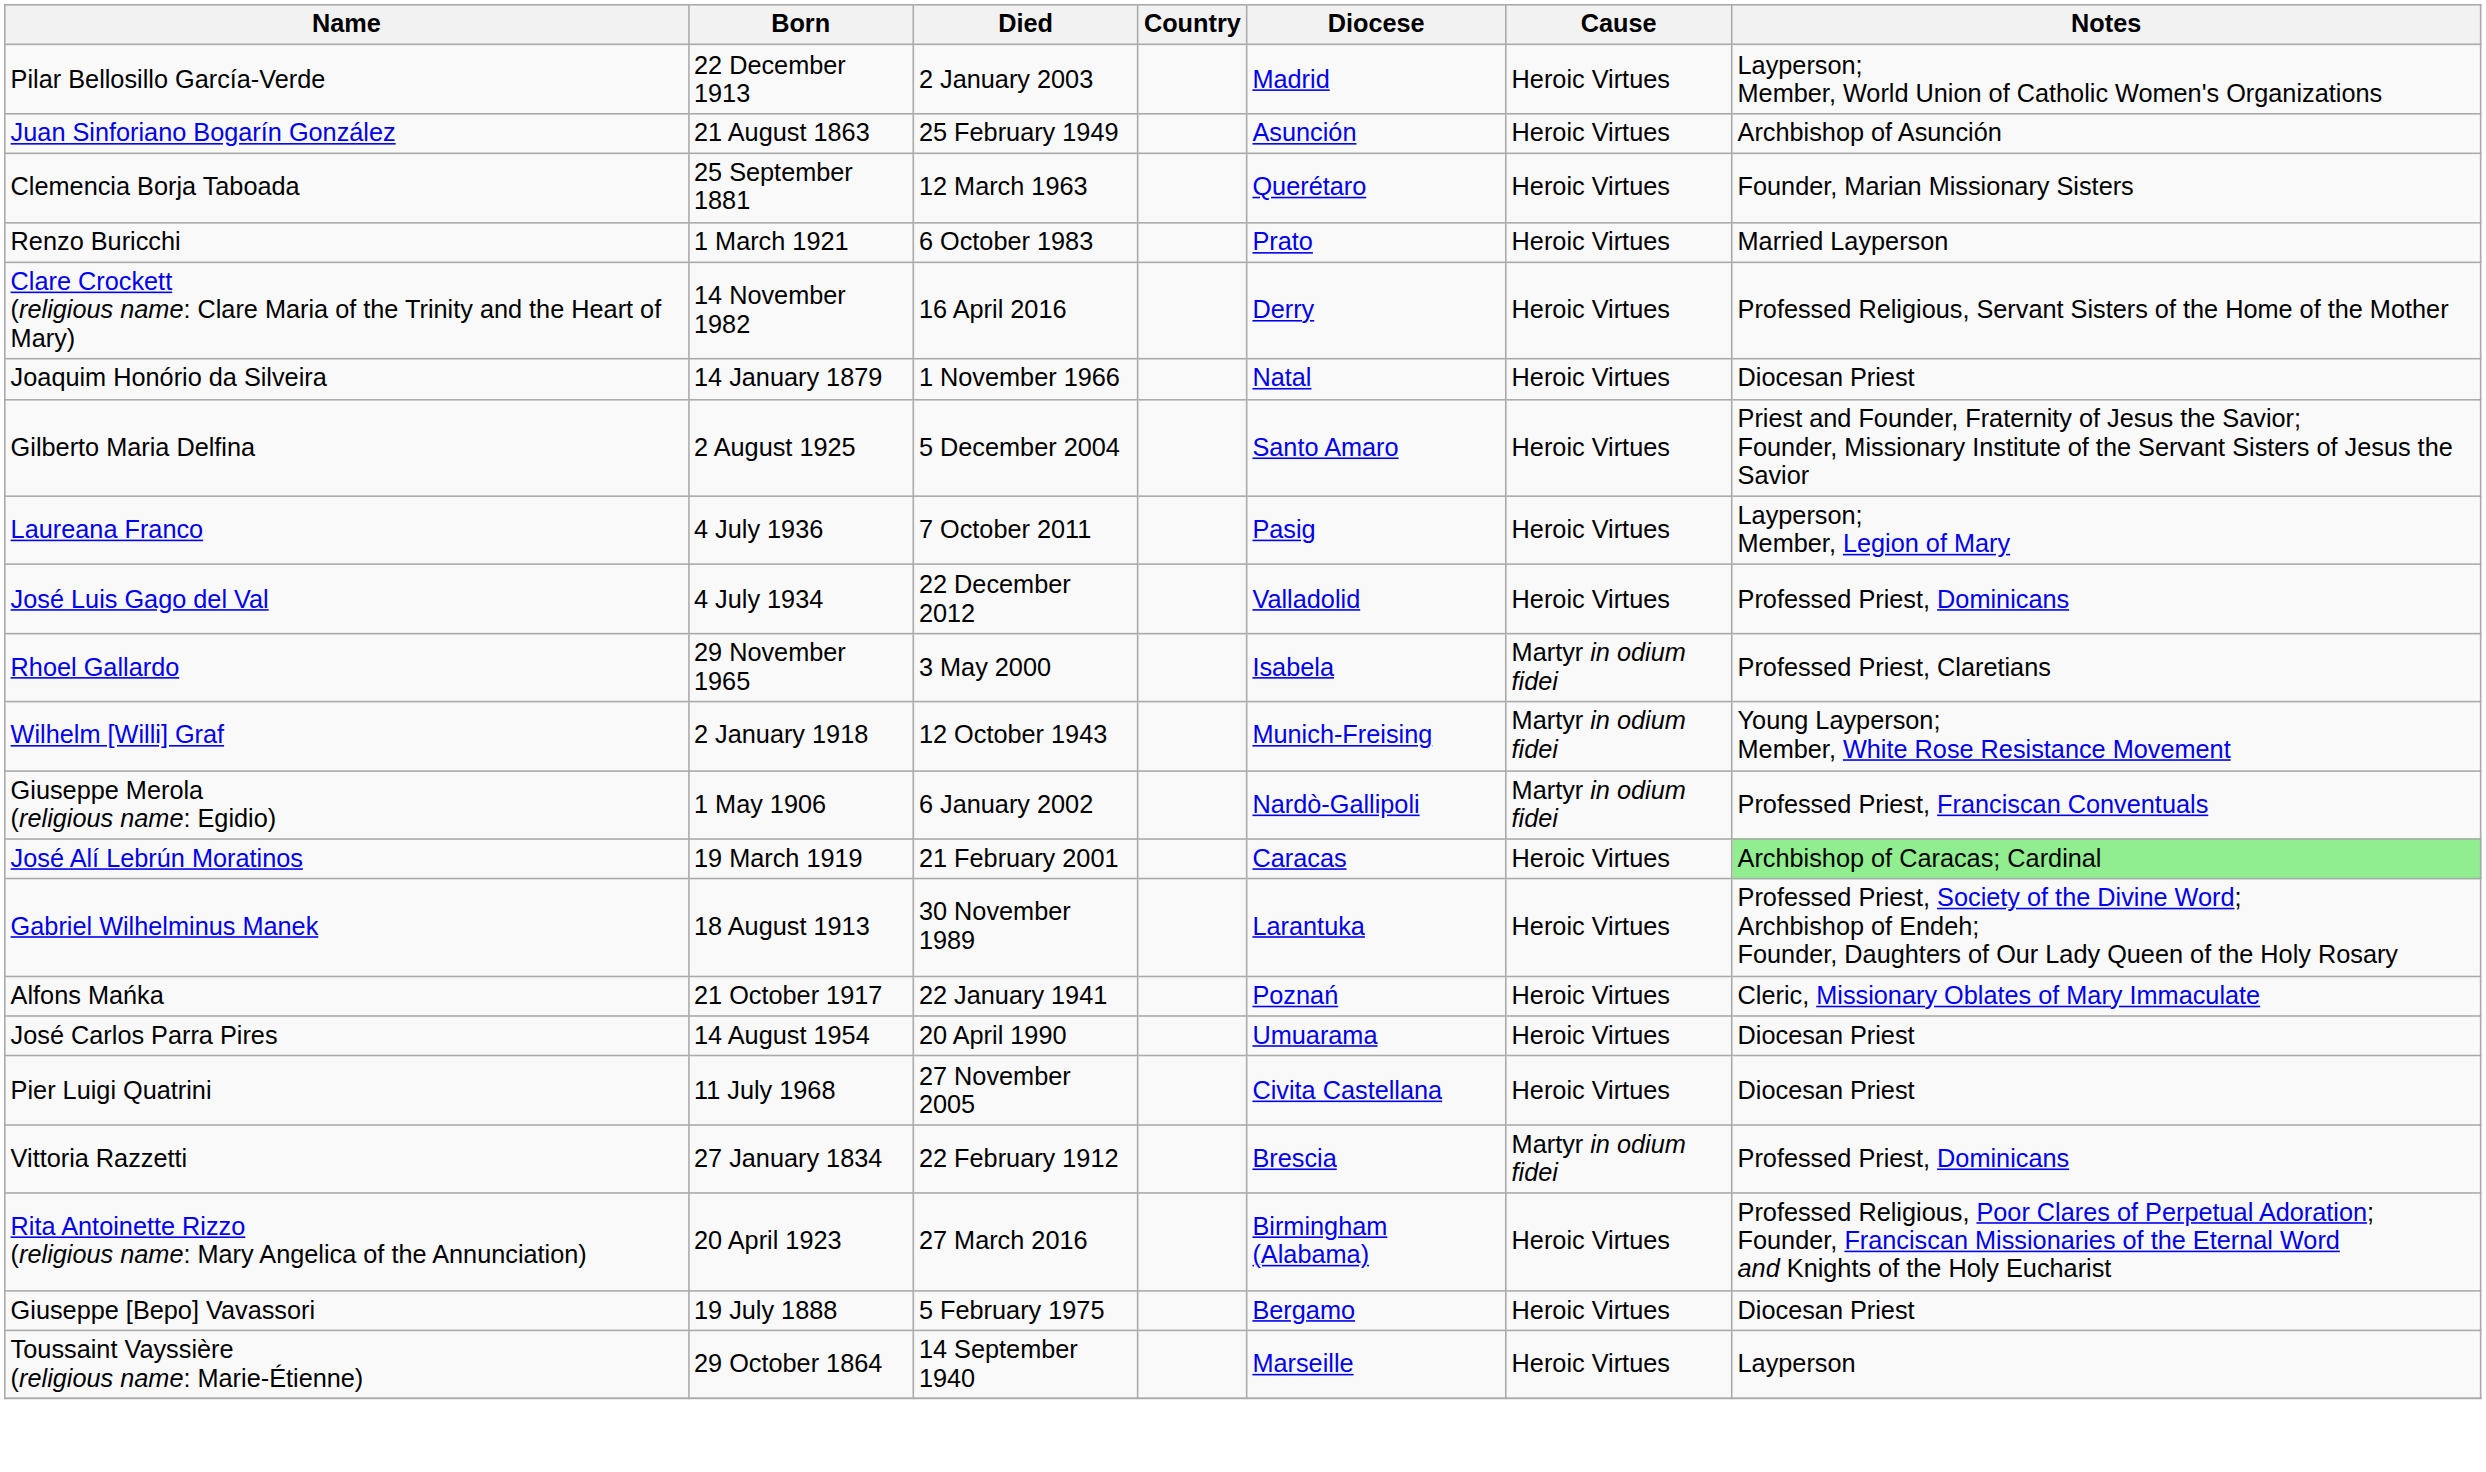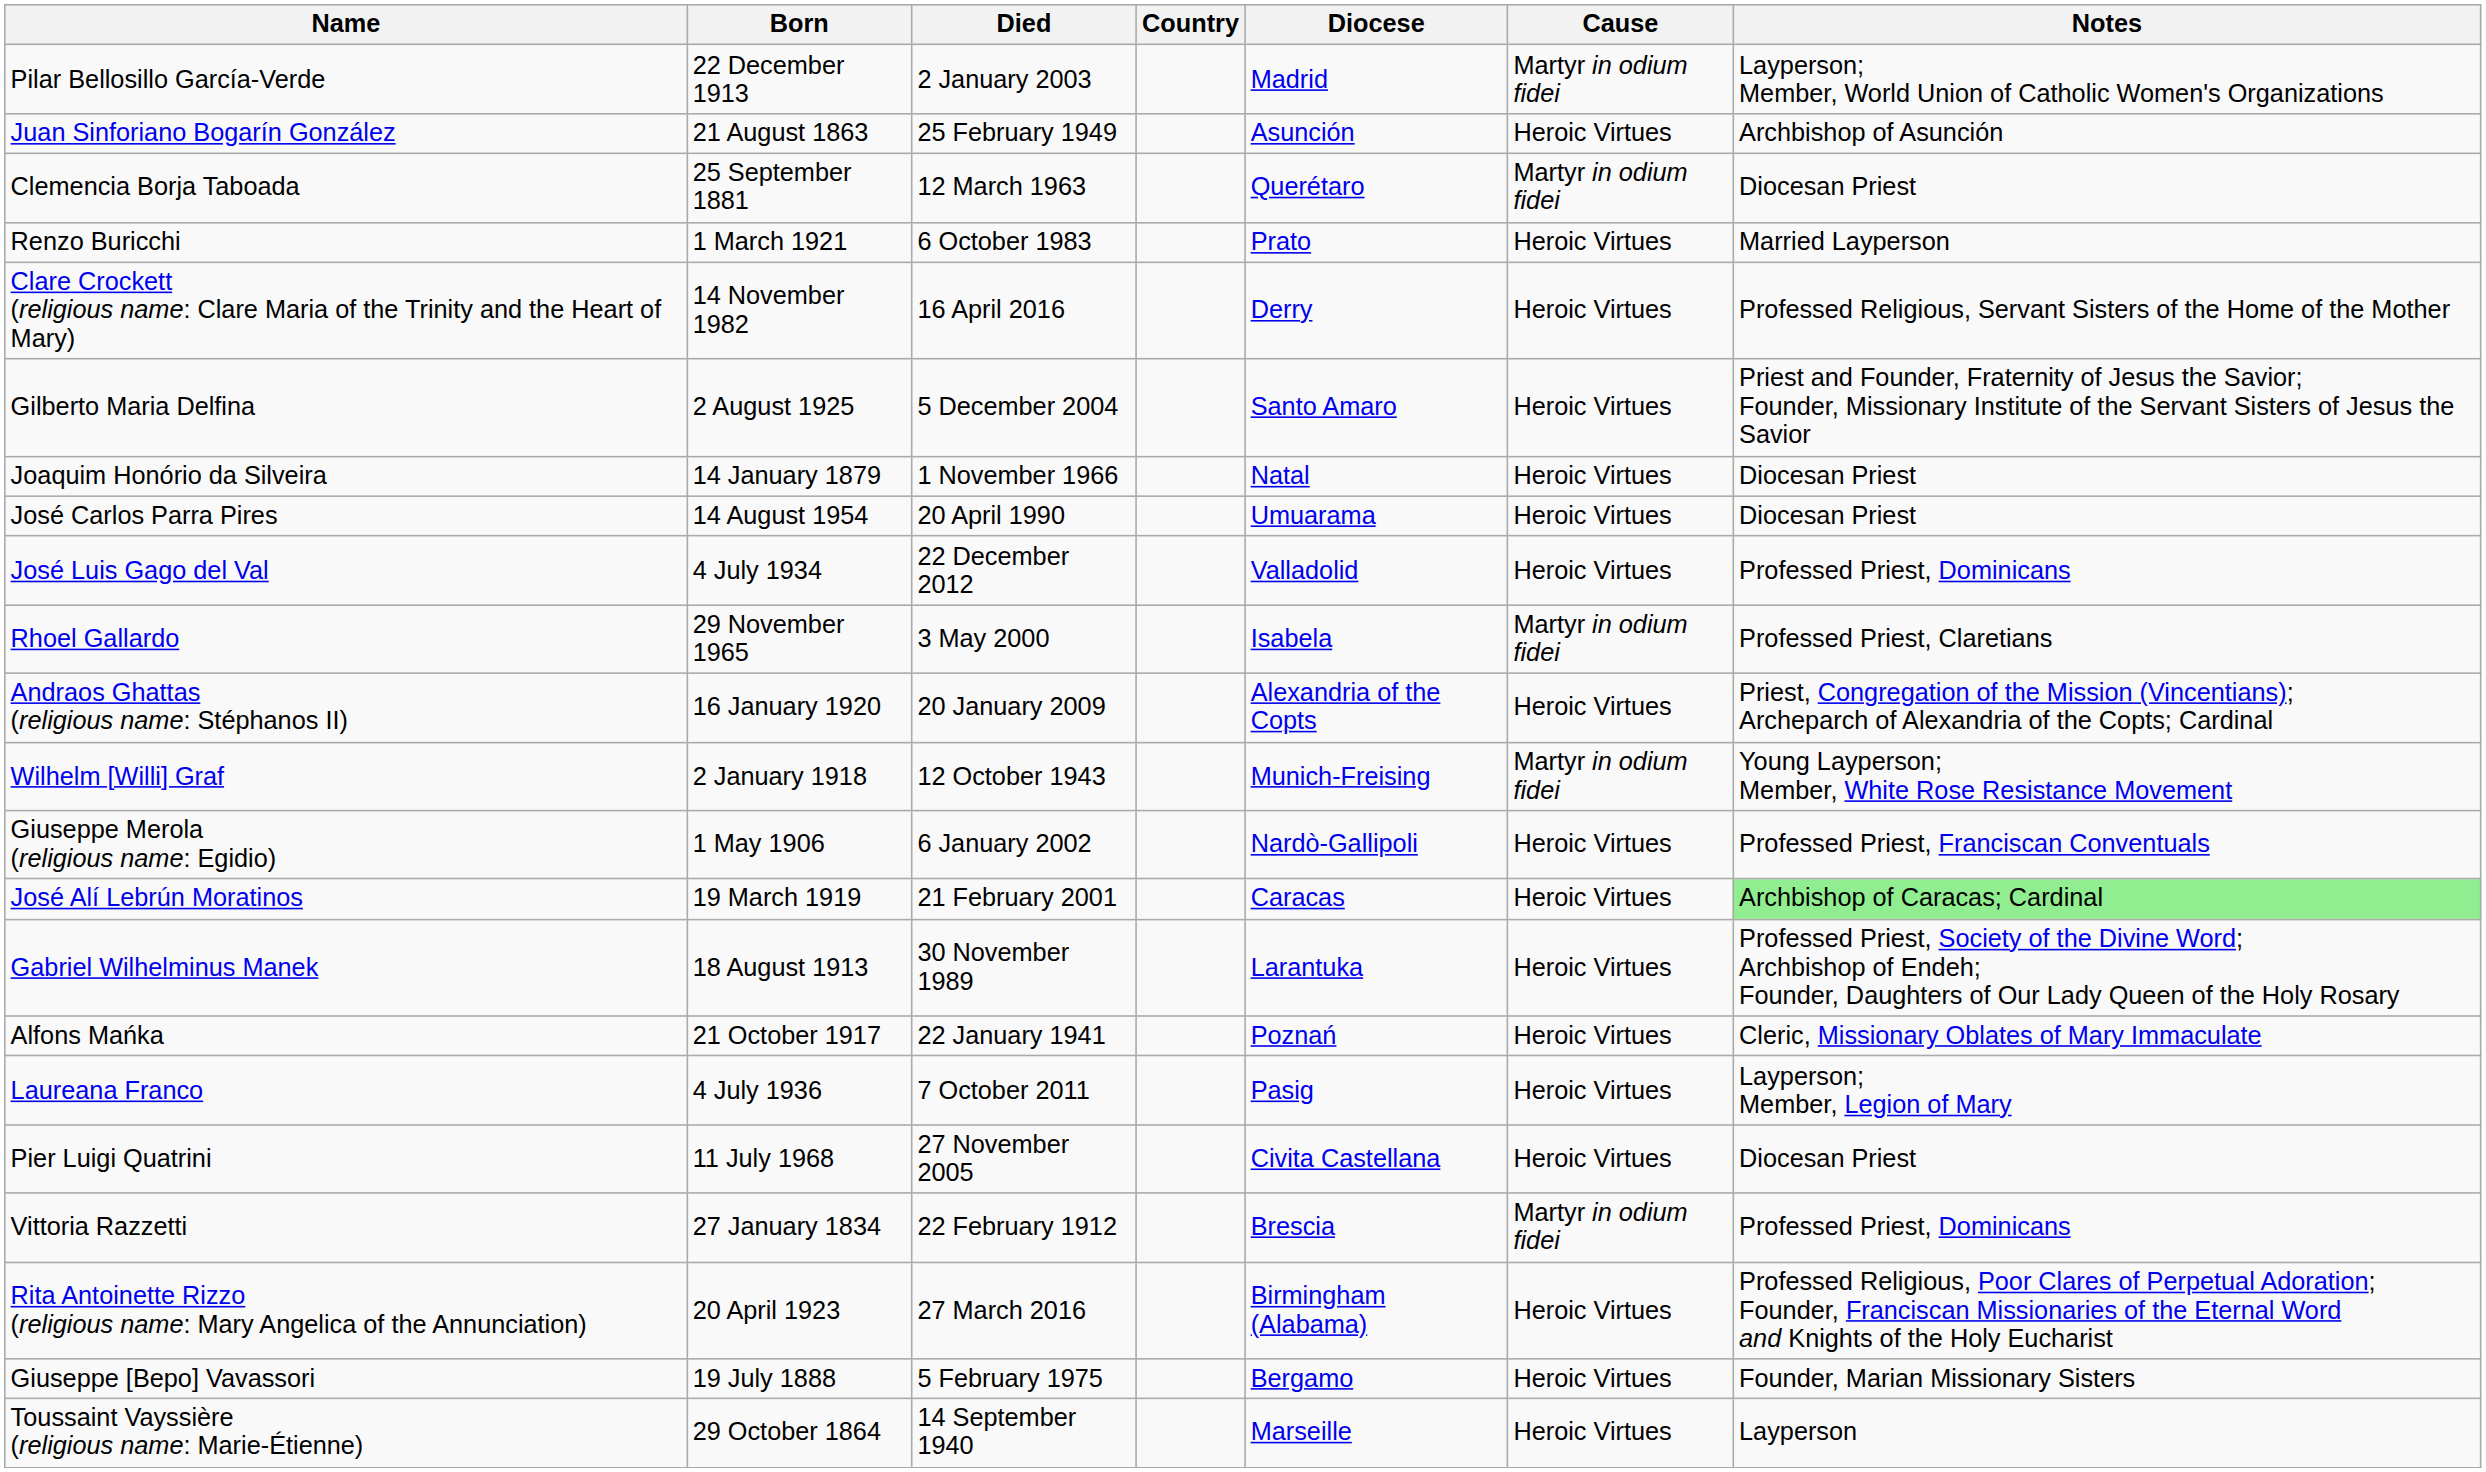(1591, 78) Heroic Virtues -> (1601, 78) Martyr in odium fidei
(1591, 187) Heroic Virtues -> (1601, 187) Martyr in odium fidei
(1936, 187) Founder, Marian Missionary Sisters -> (1828, 187) Diocesan Priest
rows swapped: (169, 378) <-> (133, 447)
rows swapped: (107, 530) <-> (144, 1035)
+ row: (179, 707)
(1599, 804) Martyr in odium fidei -> (1593, 844) Heroic Virtues
(1826, 1309) Diocesan Priest -> (1937, 1378) Founder, Marian Missionary Sisters
